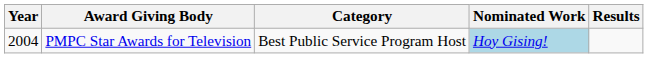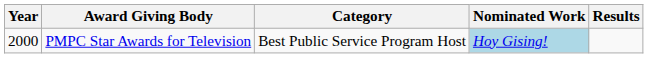(23, 40) 2004 -> (23, 40) 2000
